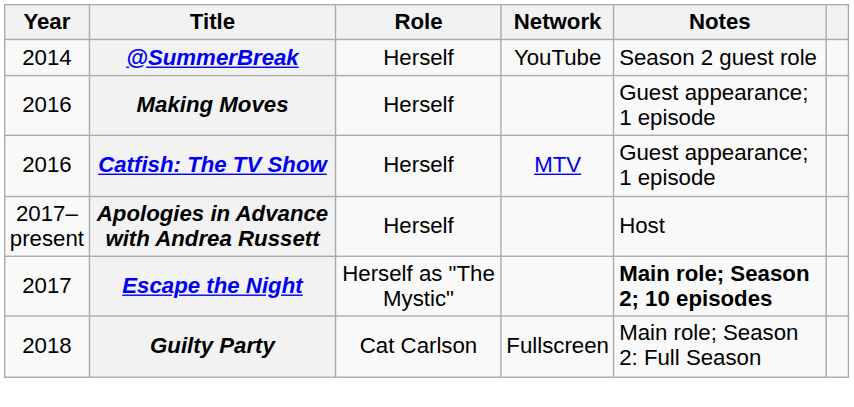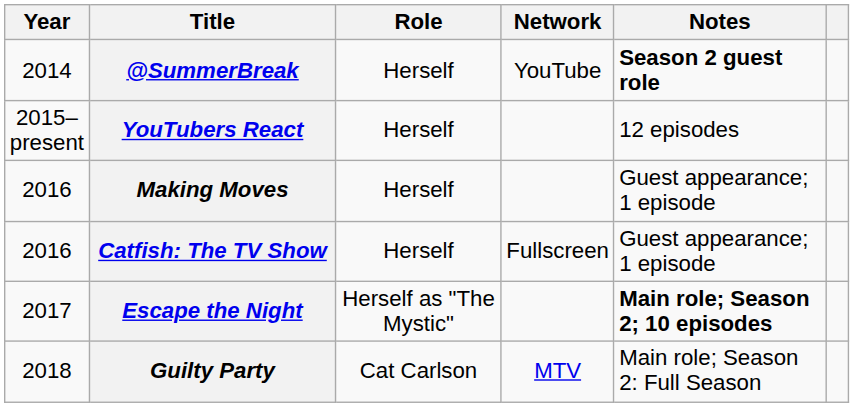(718, 57) normal -> (701, 69) bold
+ row: (212, 130)
(558, 165) MTV -> (558, 250) Fullscreen
- row: (212, 225)
(558, 346) Fullscreen -> (558, 371) MTV
